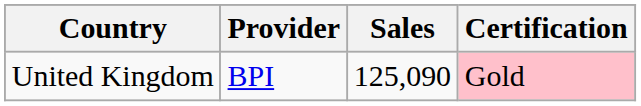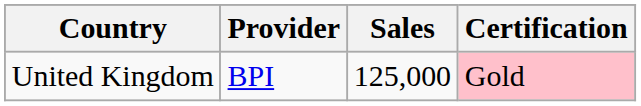(402, 75) 125,090 -> (402, 75) 125,000
